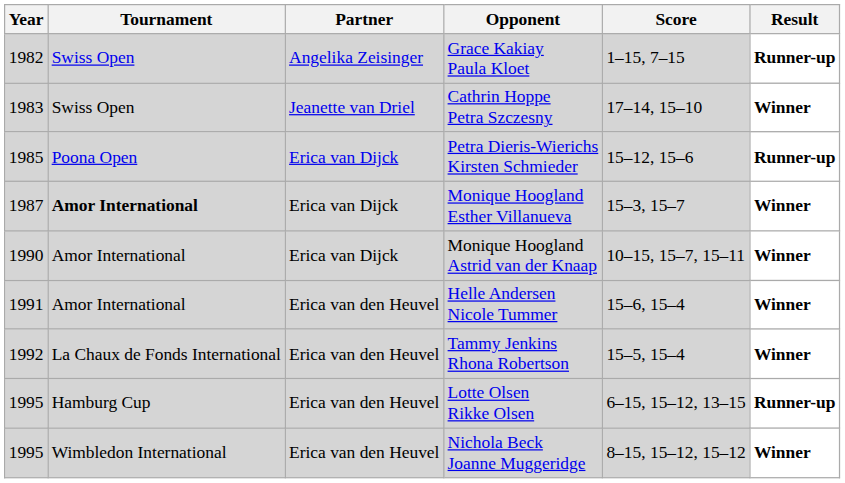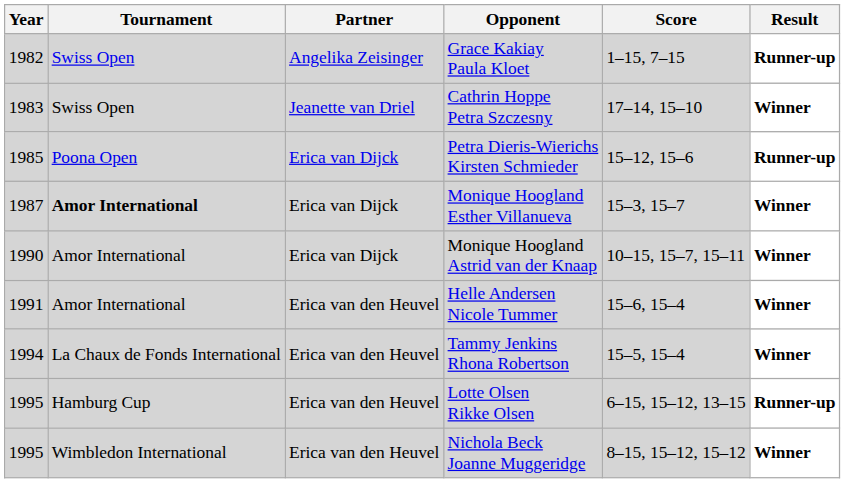(26, 354) 1992 -> (26, 354) 1994
